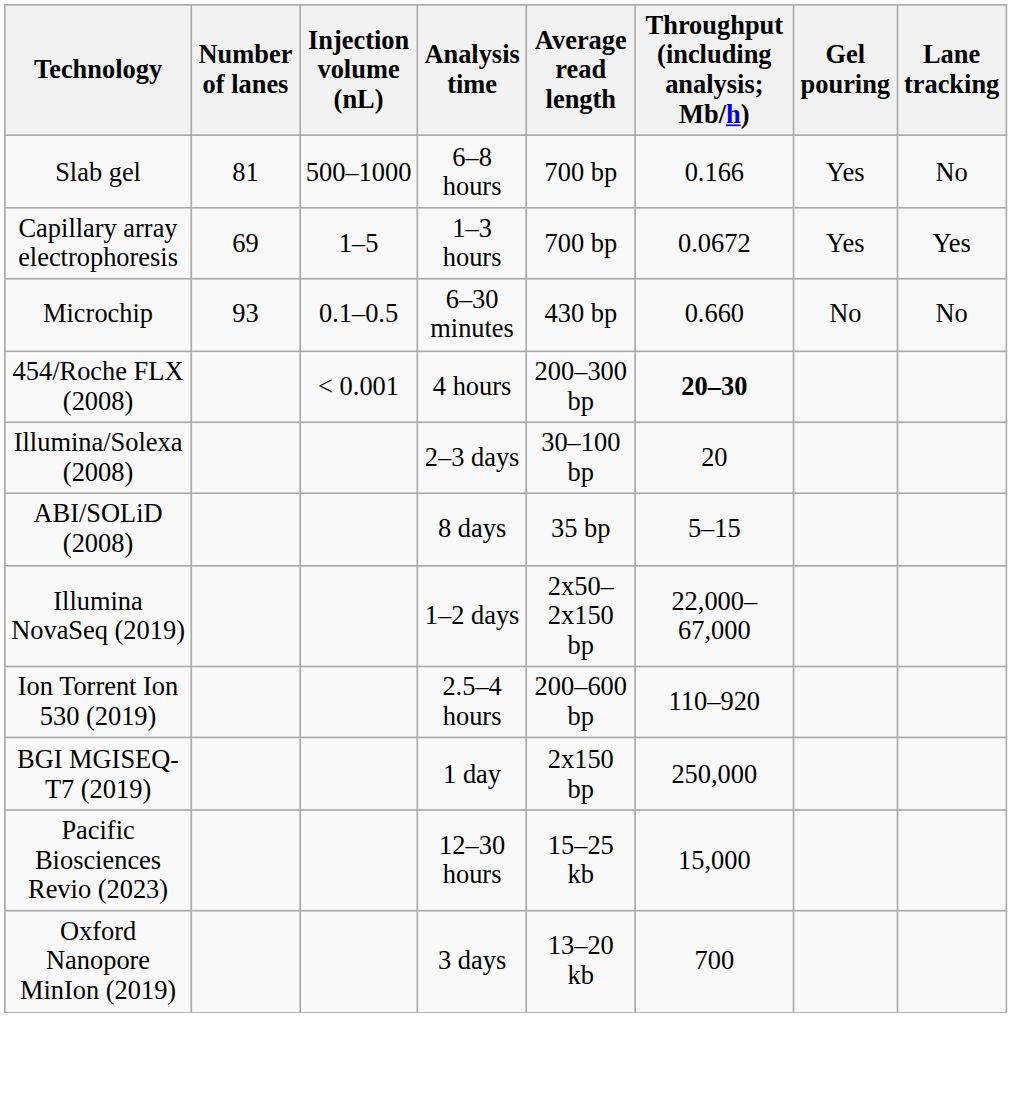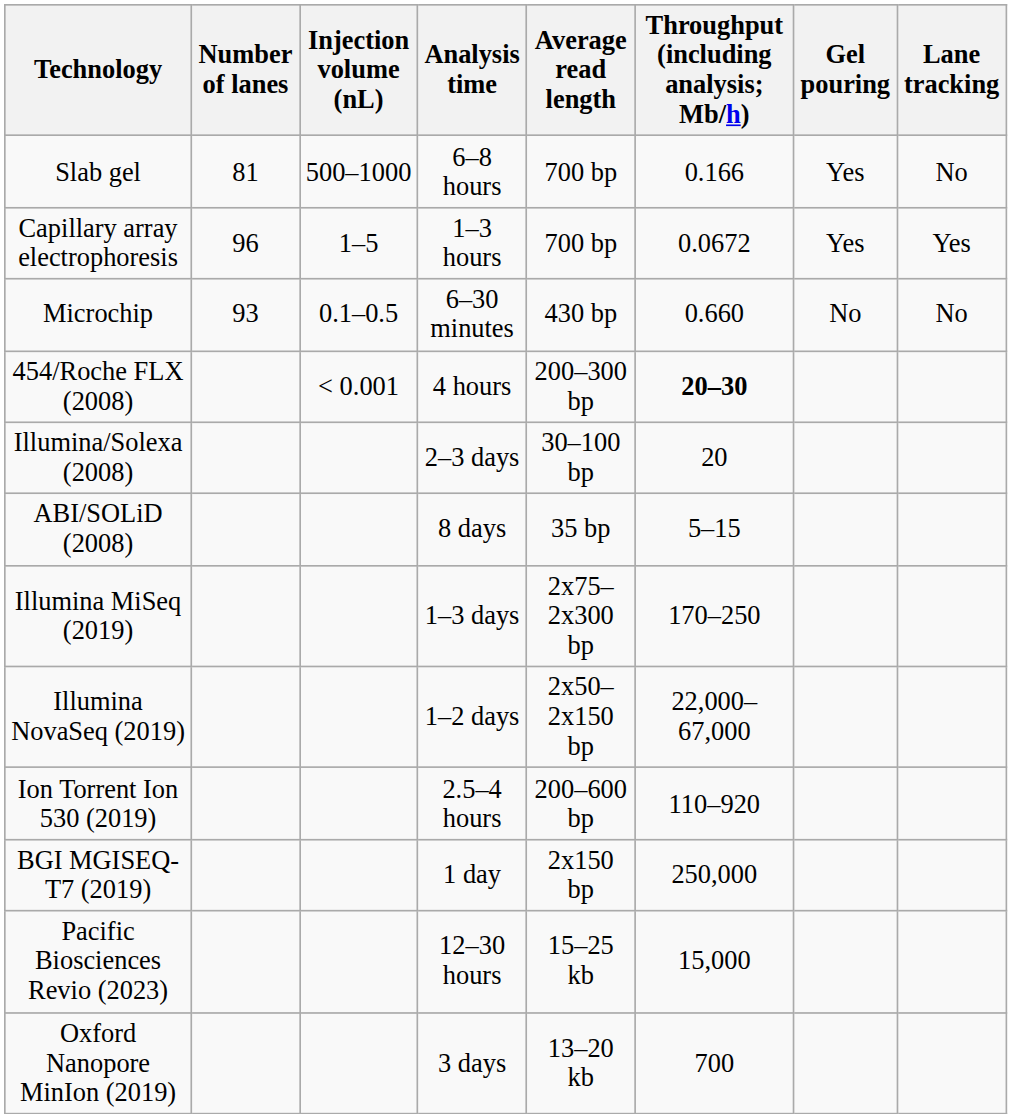(245, 242) 69 -> (245, 242) 96
+ row: (98, 615)
